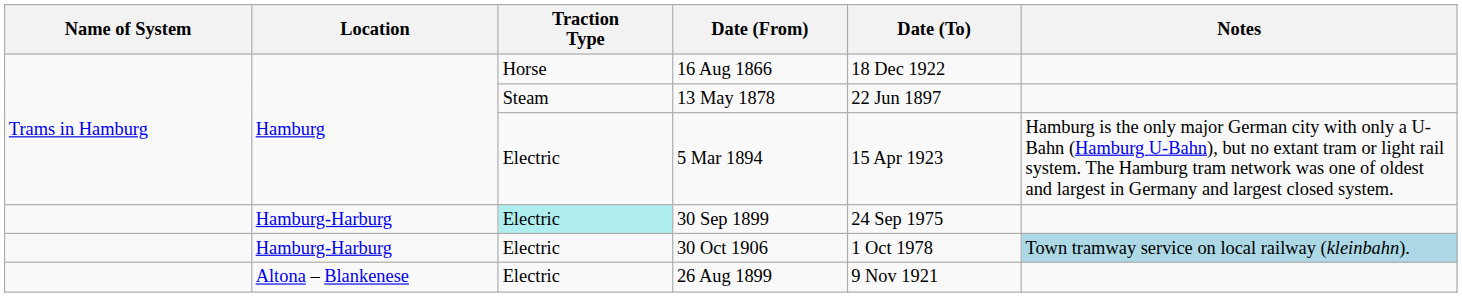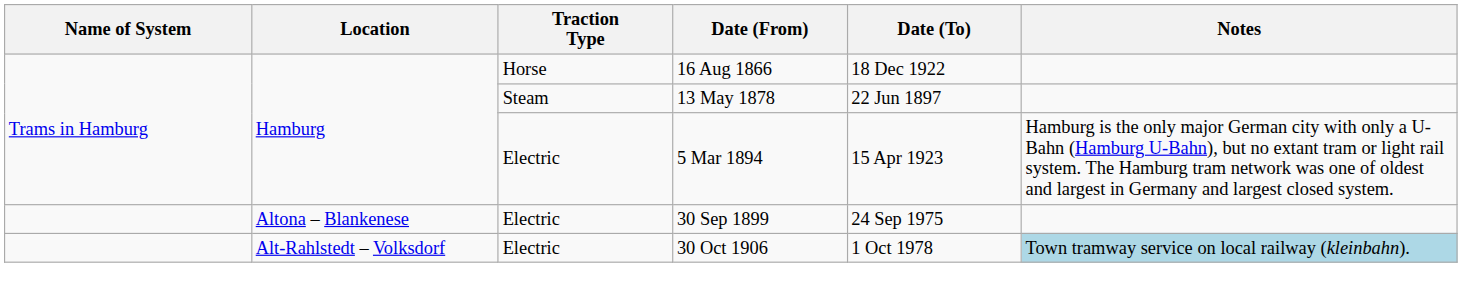(324, 218) Hamburg-Harburg -> (332, 218) Altona – Blankenese
(531, 218) paleturquoise background -> (531, 218) no background
(324, 247) Hamburg-Harburg -> (350, 247) Alt-Rahlstedt – Volksdorf
- row: (724, 276)
